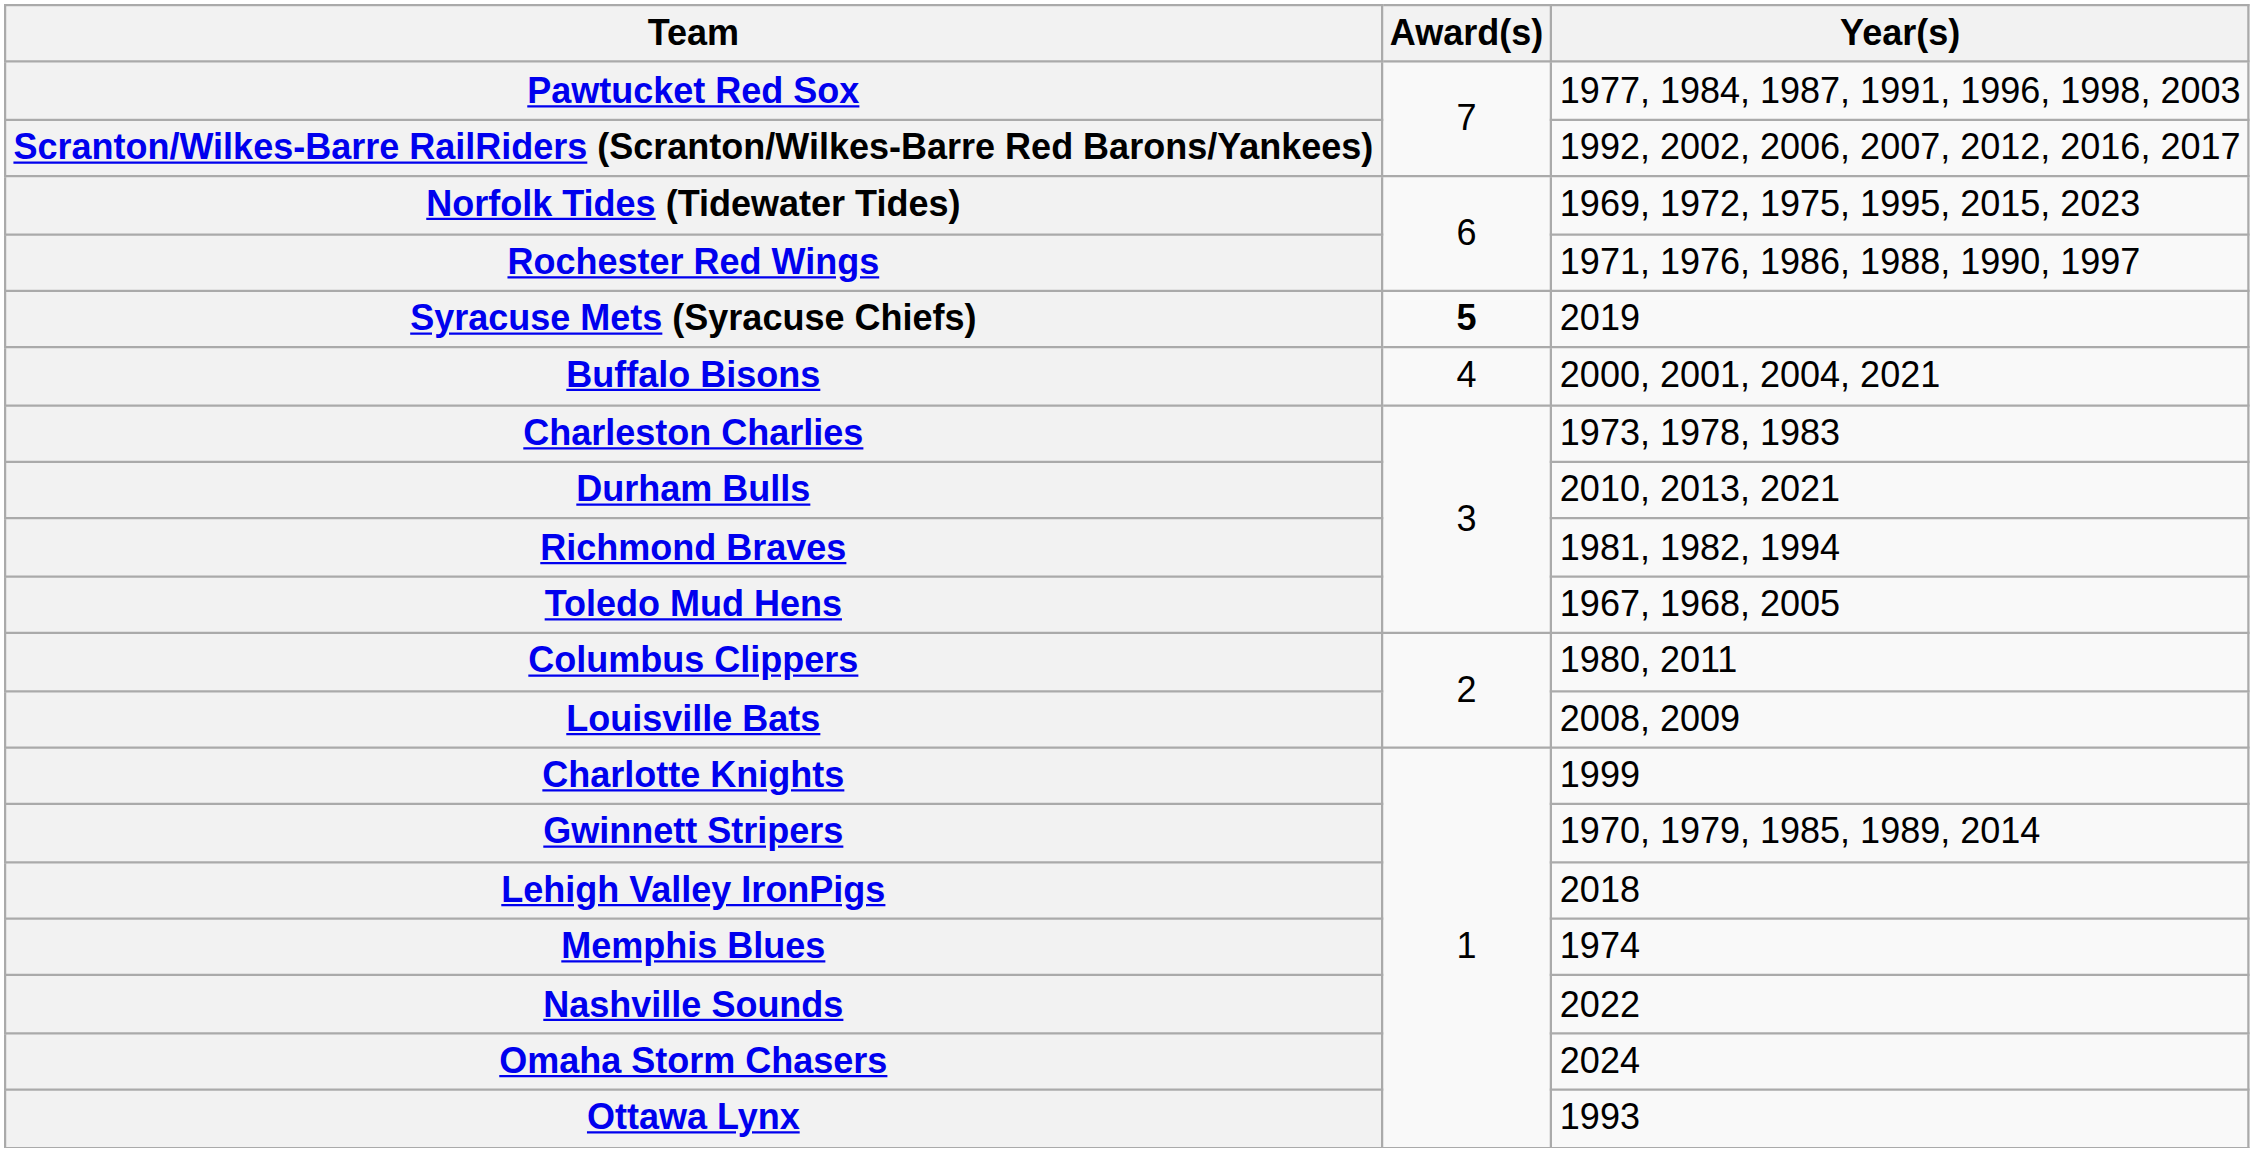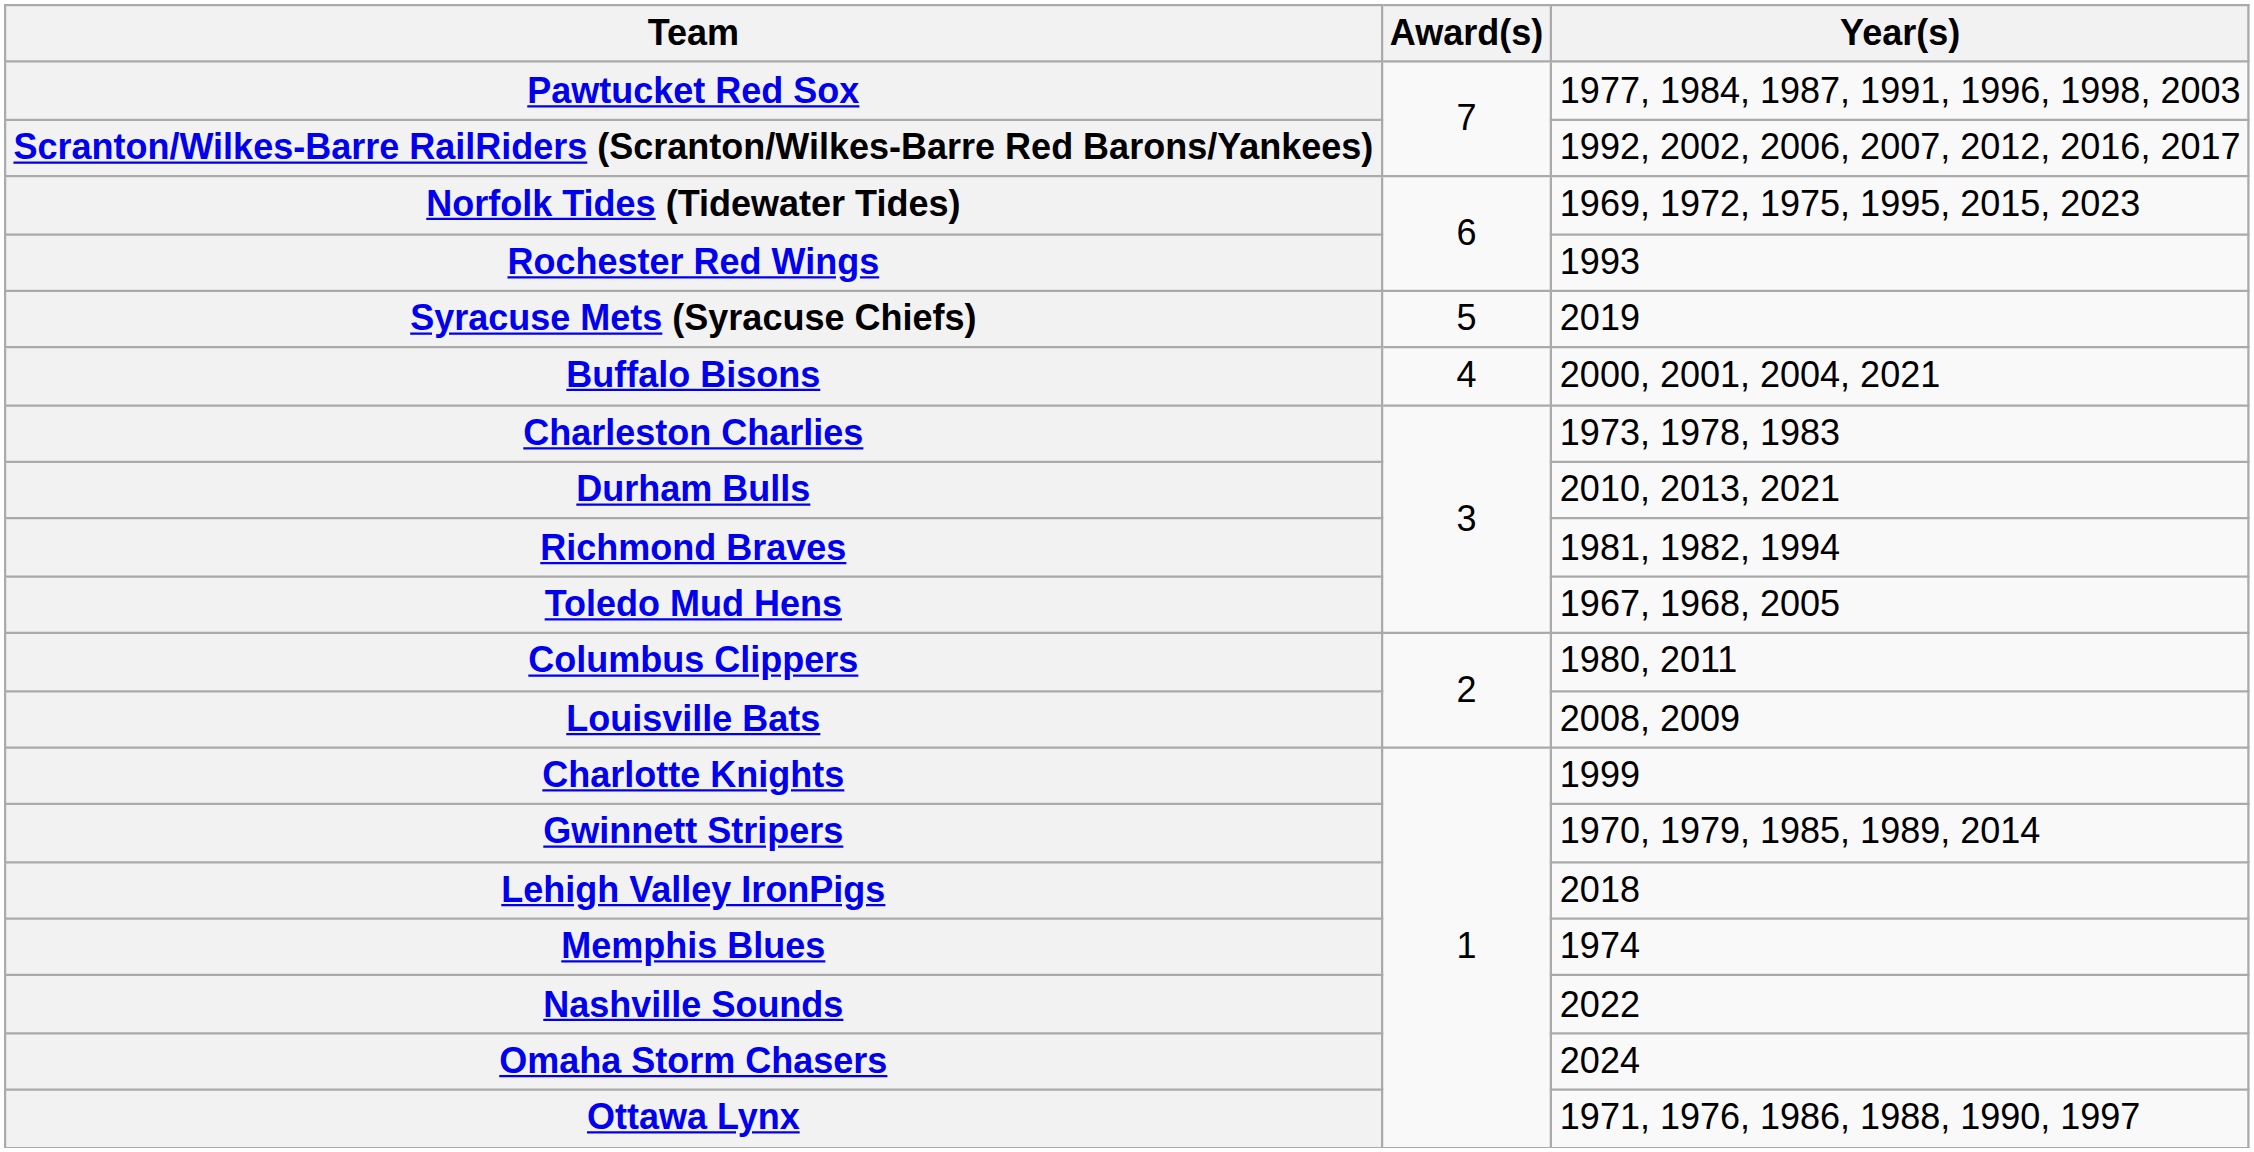(1850, 261) 1971, 1976, 1986, 1988, 1990, 1997 -> (1600, 261) 1993
(1467, 318) bold -> (1467, 318) normal
(1600, 1117) 1993 -> (1850, 1117) 1971, 1976, 1986, 1988, 1990, 1997
